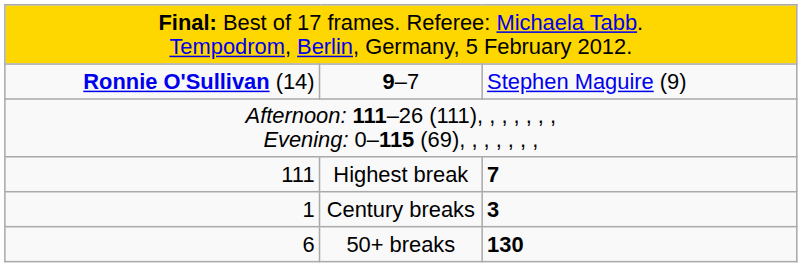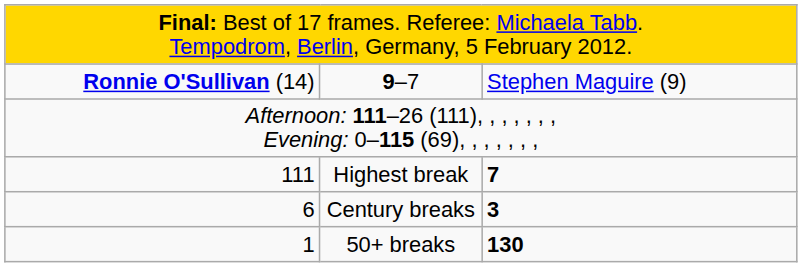(308, 209) 1 -> (308, 209) 6
(308, 244) 6 -> (308, 244) 1
